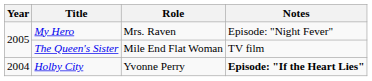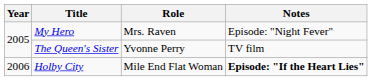(173, 48) Mile End Flat Woman -> (154, 48) Yvonne Perry
(18, 66) 2004 -> (18, 66) 2006
(154, 66) Yvonne Perry -> (173, 66) Mile End Flat Woman
